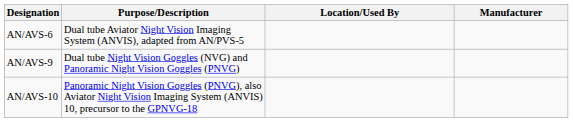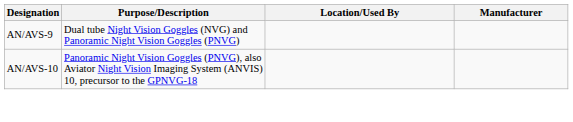- row: (30, 35)
